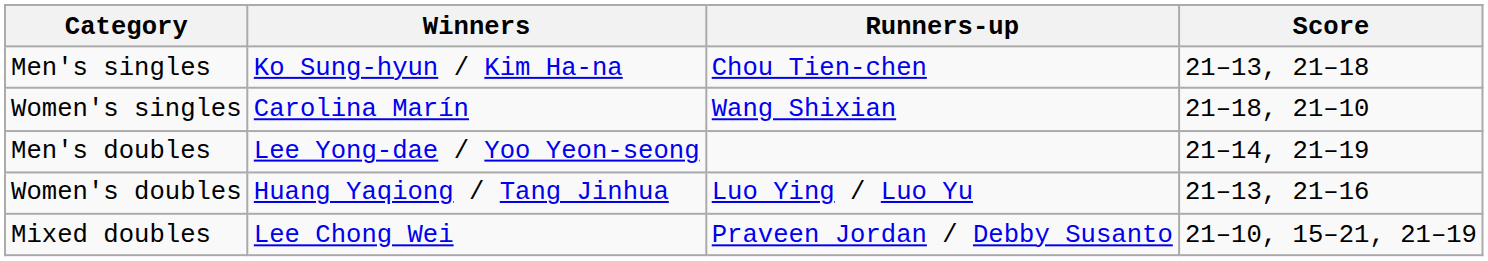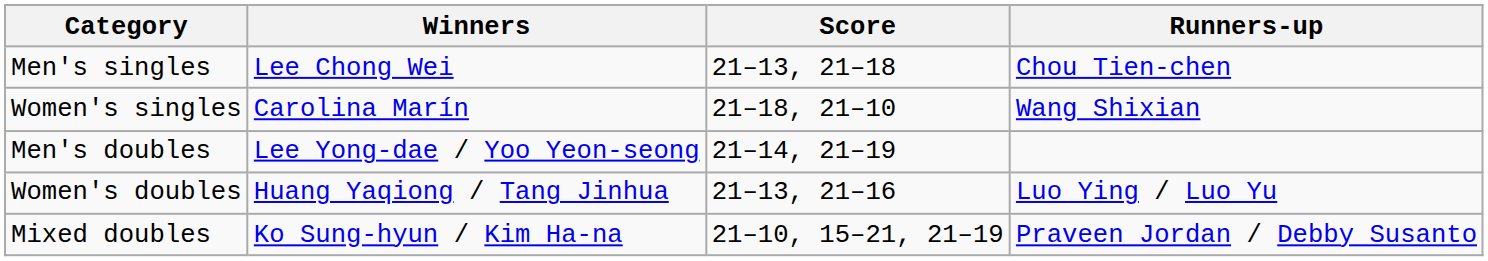columns swapped: (942, 26) <-> (1331, 26)
(438, 68) Ko Sung-hyun / Kim Ha-na -> (354, 68) Lee Chong Wei
(354, 235) Lee Chong Wei -> (438, 235) Ko Sung-hyun / Kim Ha-na
